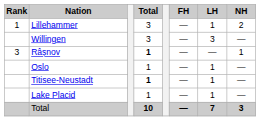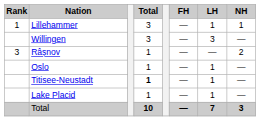(241, 25) 2 -> (241, 25) 1
(148, 53) bold -> (148, 53) normal
(241, 53) 1 -> (241, 53) 2
